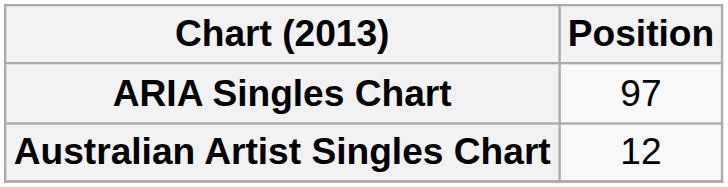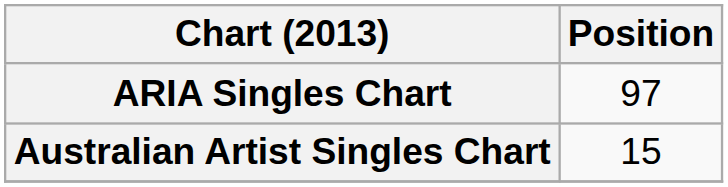(641, 151) 12 -> (641, 151) 15
